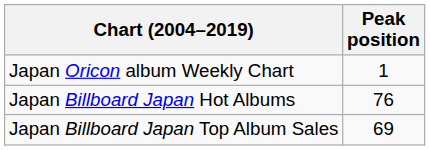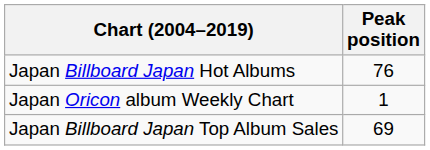rows swapped: (151, 70) <-> (152, 99)
